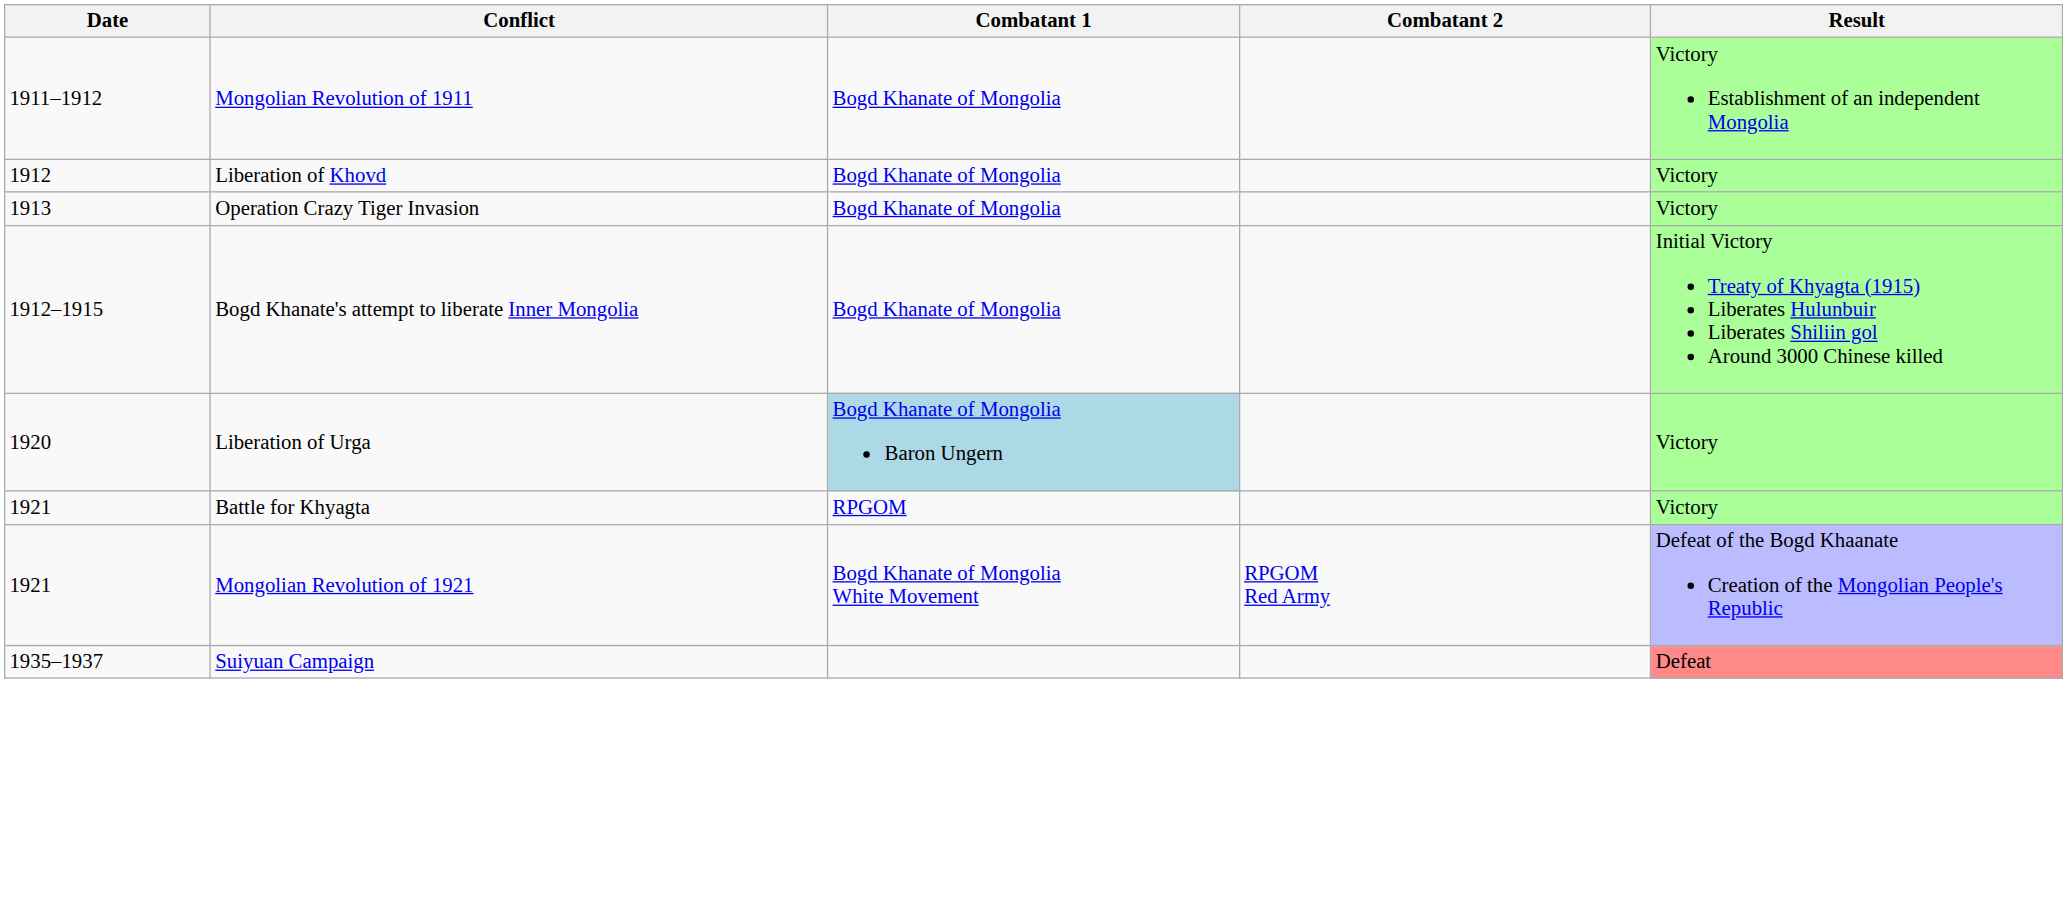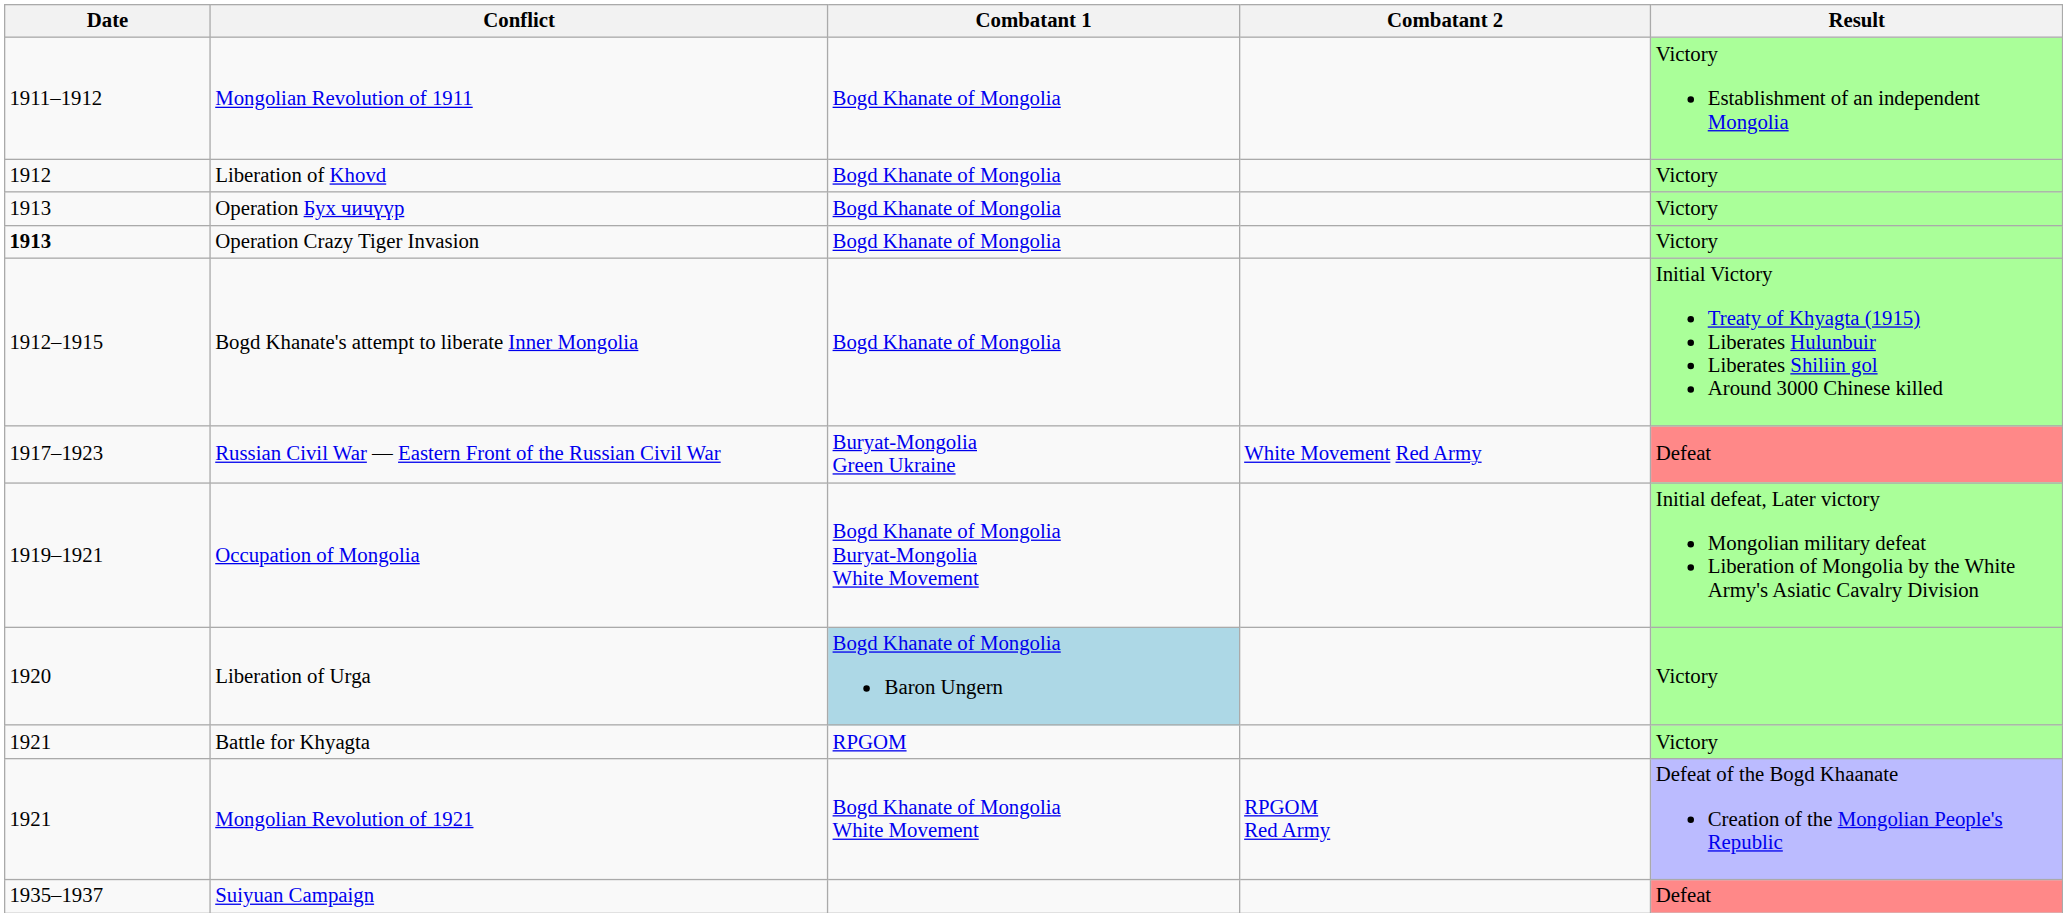+ row: (310, 208)
(30, 208) normal -> (30, 241) bold
+ row: (468, 454)
+ row: (317, 554)
